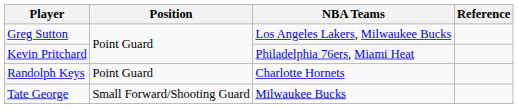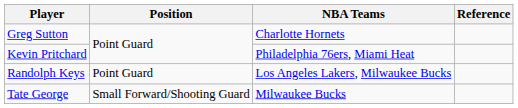(353, 34) Los Angeles Lakers, Milwaukee Bucks -> (300, 34) Charlotte Hornets
(300, 73) Charlotte Hornets -> (353, 73) Los Angeles Lakers, Milwaukee Bucks
